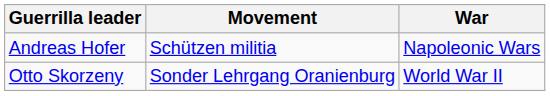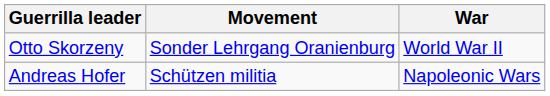rows swapped: (67, 47) <-> (66, 76)
